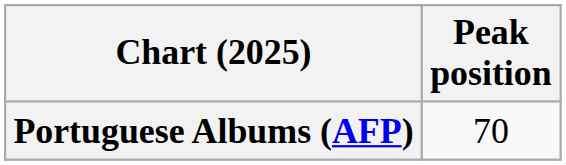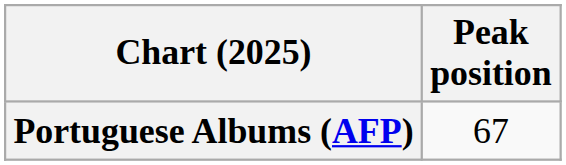(491, 130) 70 -> (491, 130) 67
